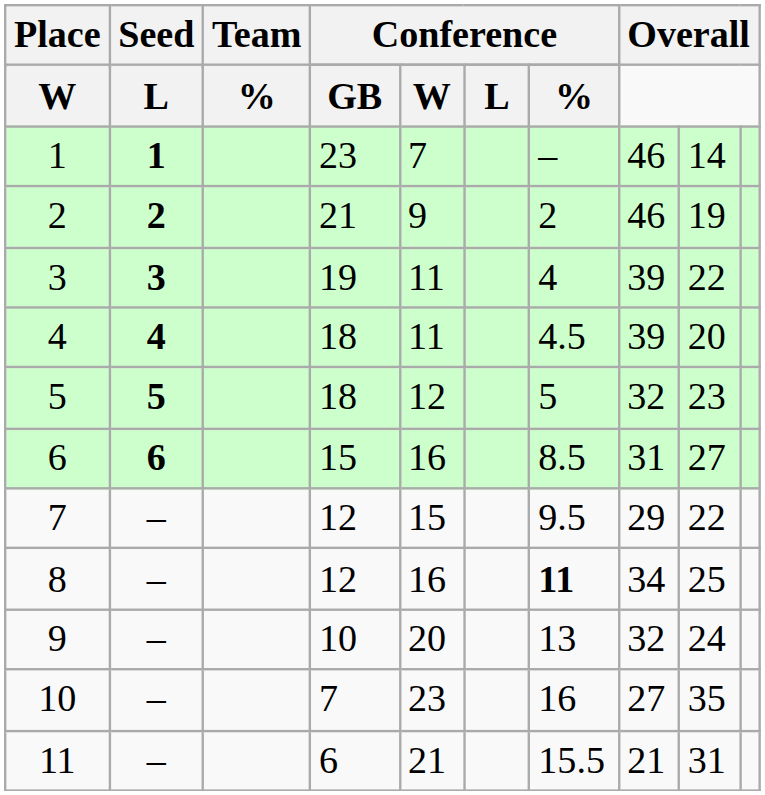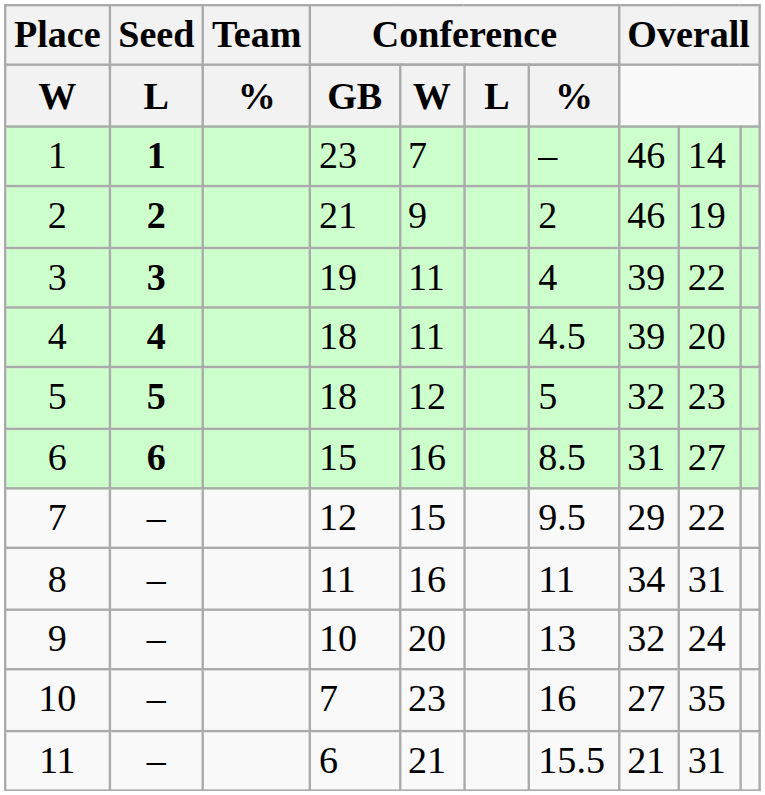(338, 578) 12 -> (337, 578) 11
(556, 578) bold -> (557, 578) normal
(707, 578) 25 -> (707, 578) 31
